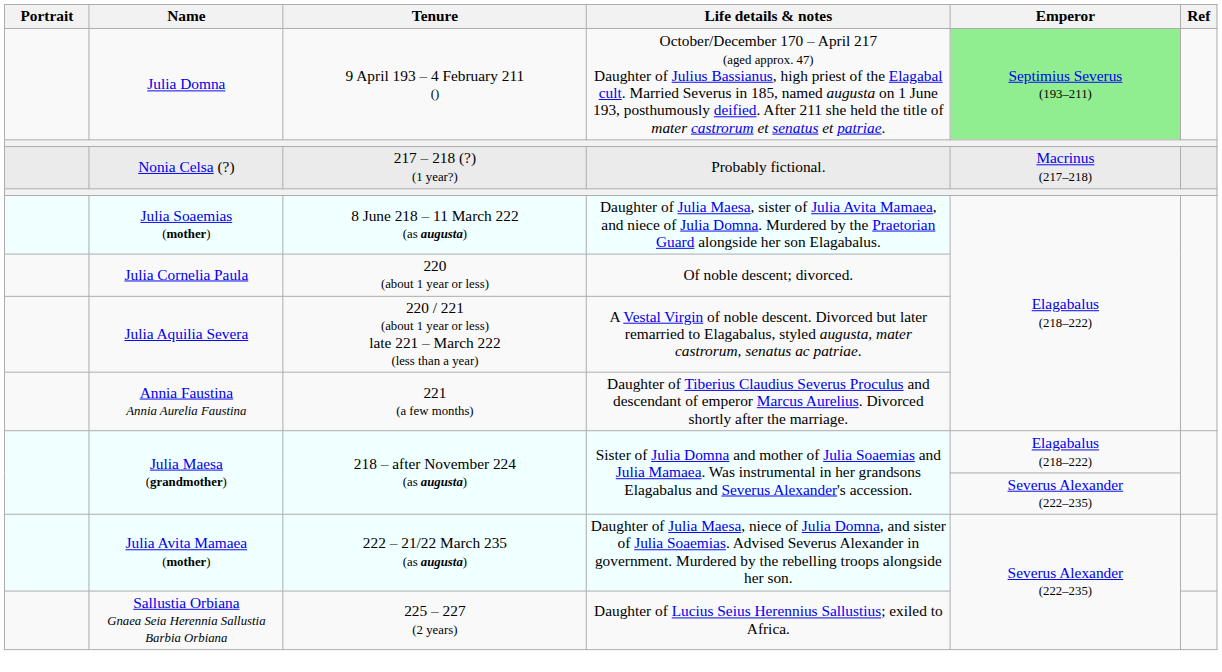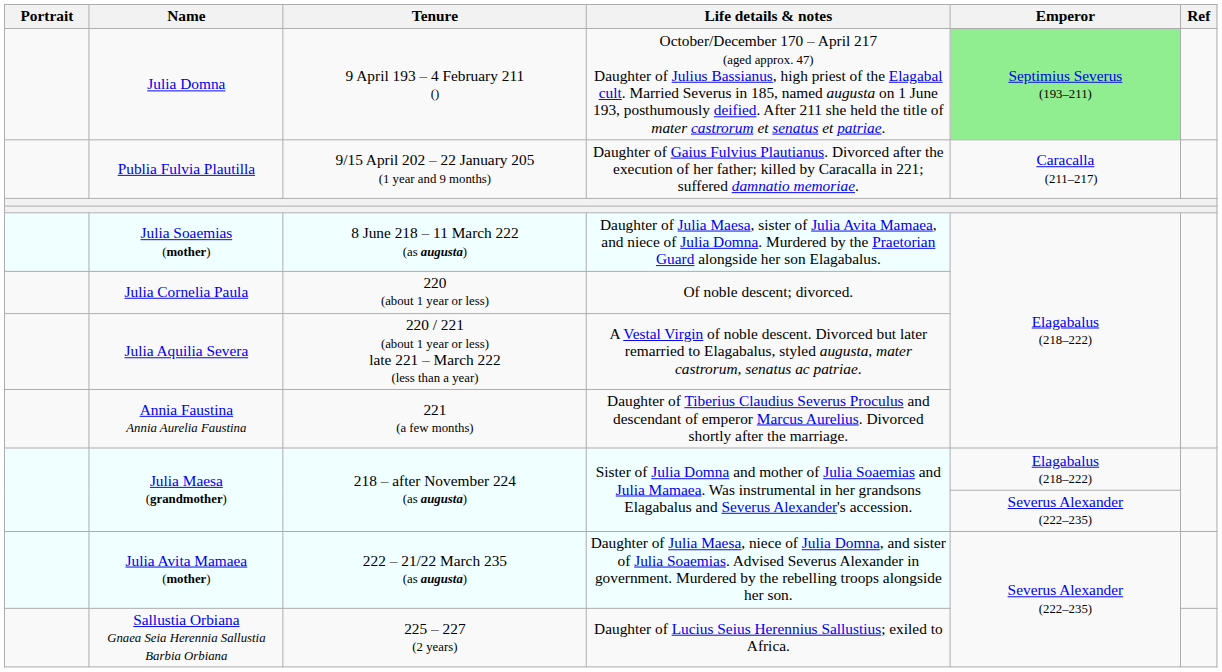+ row: (186, 169)
- row: (186, 167)
